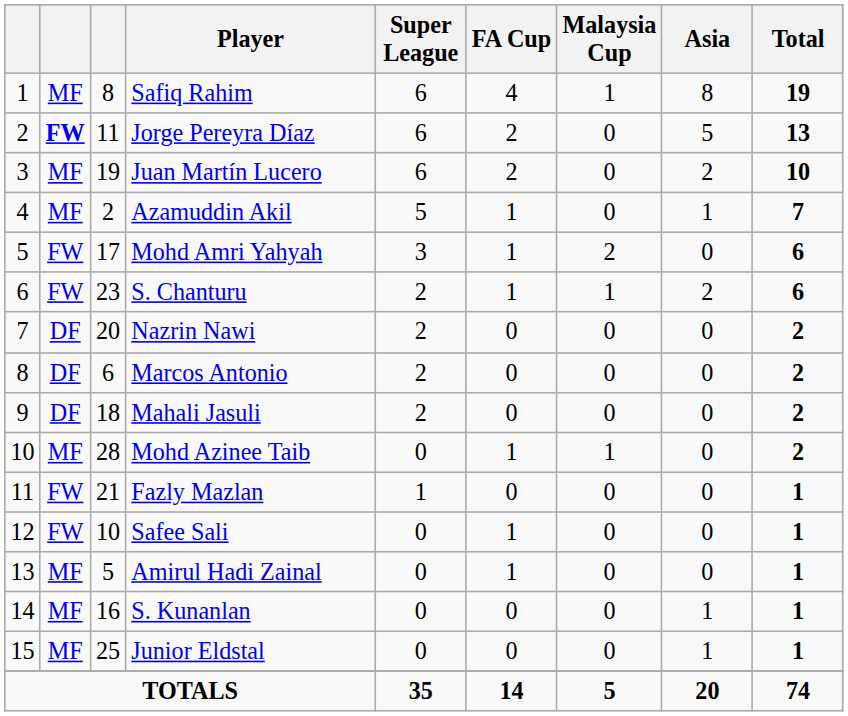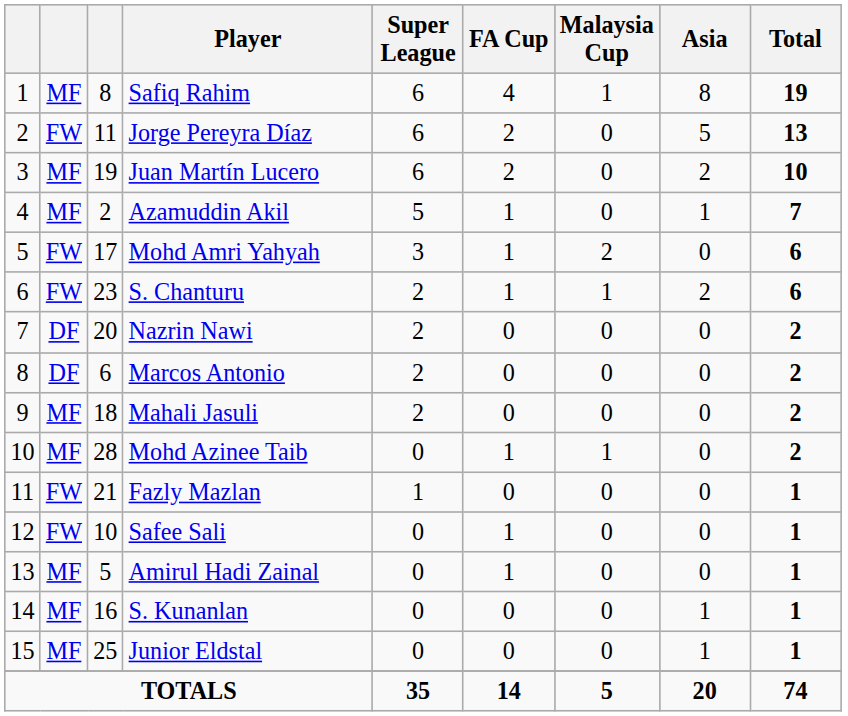(65, 132) bold -> (64, 132) normal
(65, 411) DF -> (64, 411) MF
